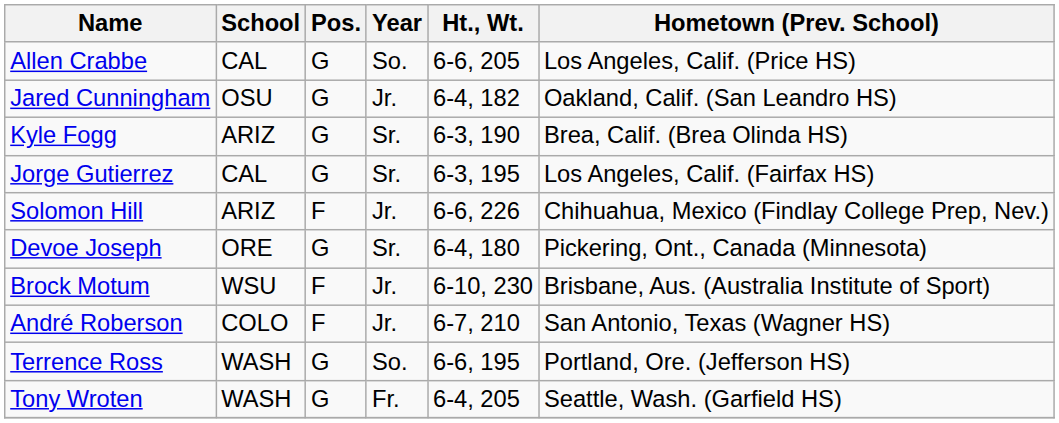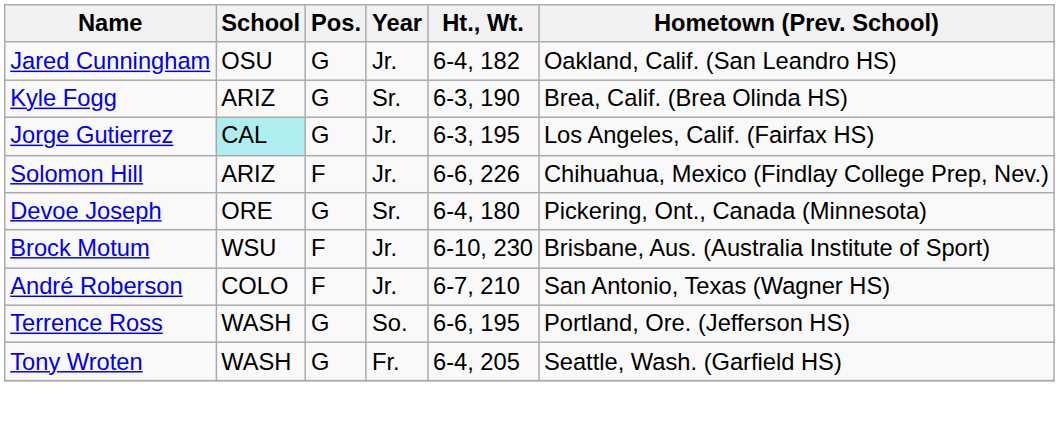- row: (79, 60)
(244, 173) no background -> (244, 135) paleturquoise background
(386, 173) Sr. -> (385, 135) Jr.
